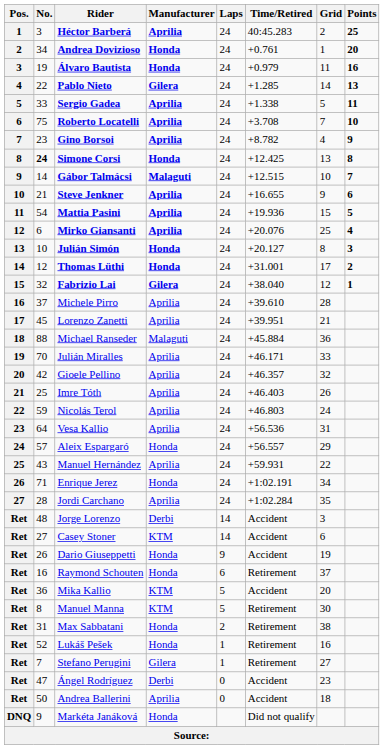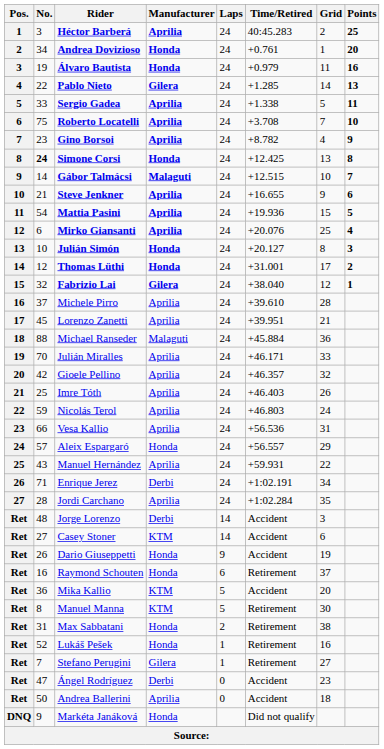(42, 428) 64 -> (42, 428) 66
(163, 482) Honda -> (161, 482) Derbi
